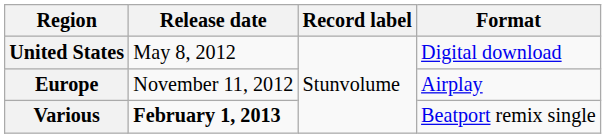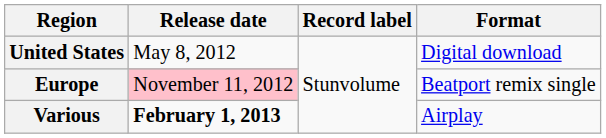(213, 84) no background -> (213, 84) pink background
(452, 84) Airplay -> (508, 84) Beatport remix single
(508, 116) Beatport remix single -> (452, 116) Airplay
